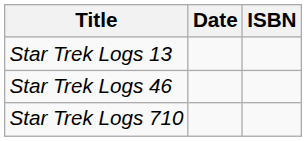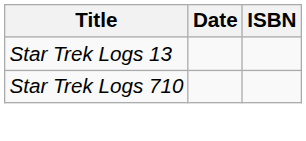- row: (91, 86)
